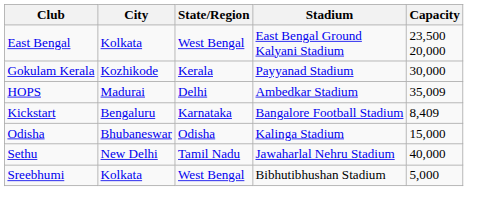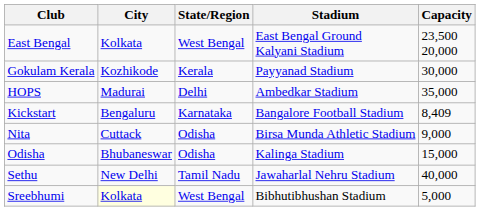(428, 92) 35,009 -> (440, 92) 35,000
+ row: (19, 133)
(121, 175) no background -> (121, 196) lightyellow background
